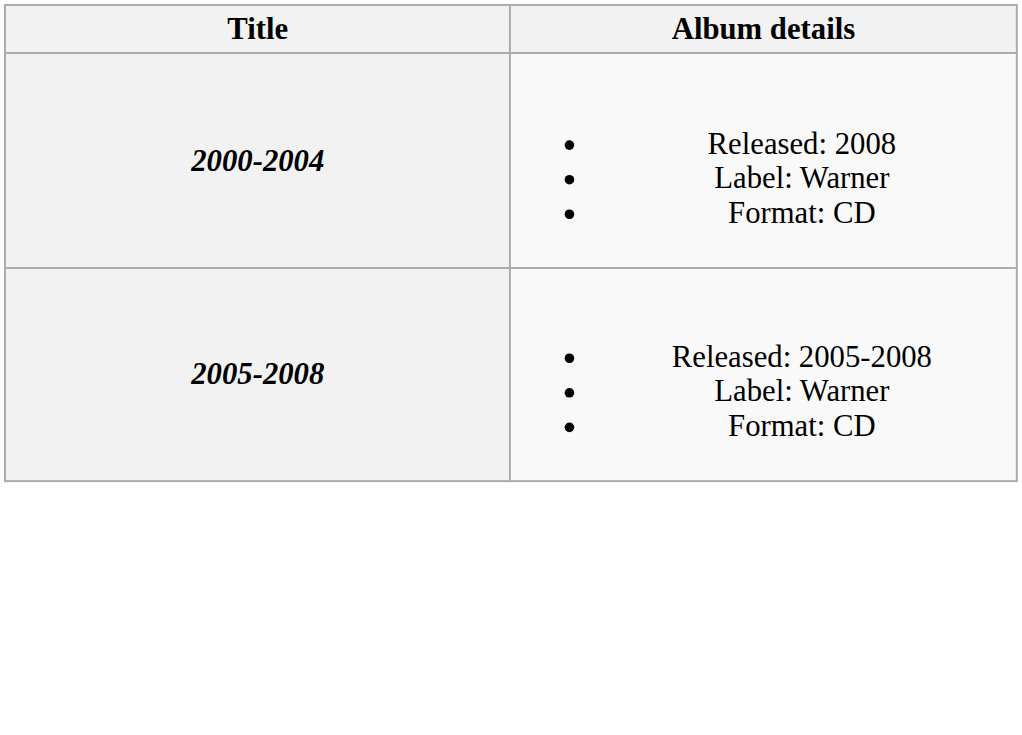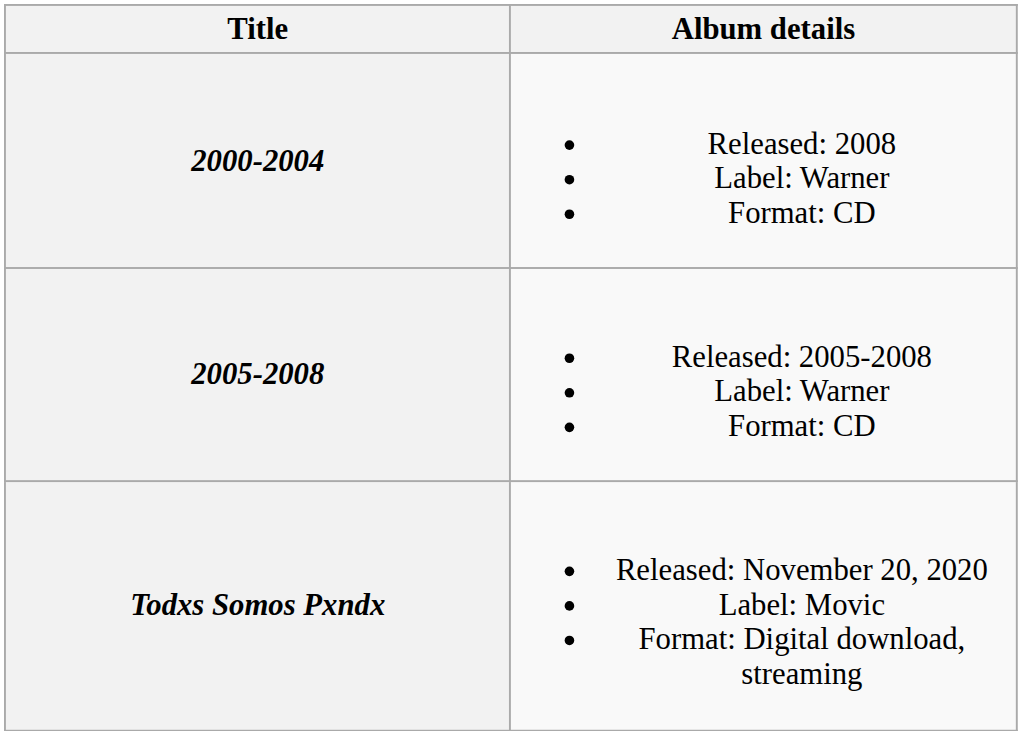+ row: (258, 605)
